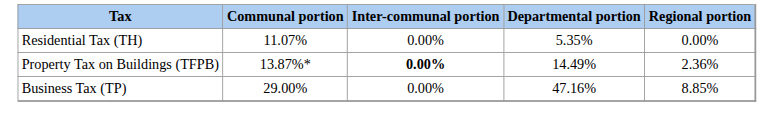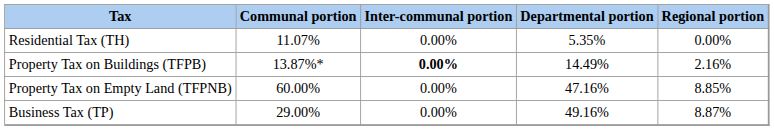(700, 64) 2.36% -> (713, 64) 2.16%
+ row: (120, 88)
(574, 88) 47.16% -> (587, 112) 49.16%
(700, 88) 8.85% -> (713, 112) 8.87%
